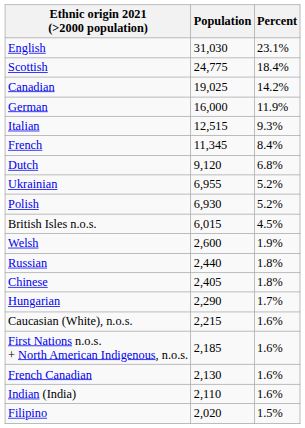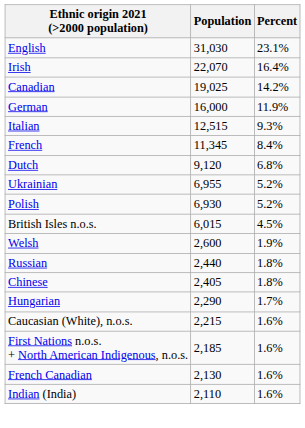- row: (28, 67)
+ row: (19, 67)
- row: (28, 413)
